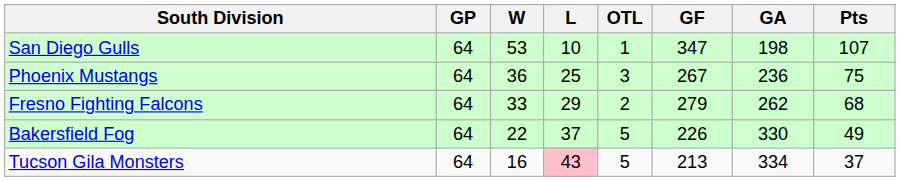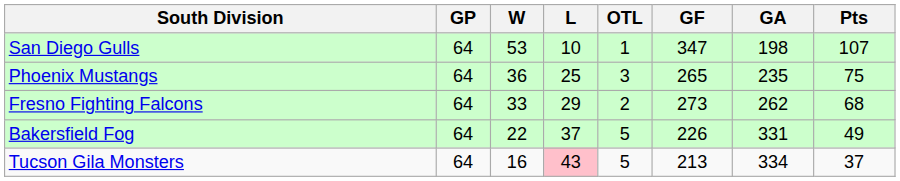(692, 76) 267 -> (692, 76) 265
(773, 76) 236 -> (773, 76) 235
(692, 104) 279 -> (692, 104) 273
(773, 133) 330 -> (773, 133) 331
